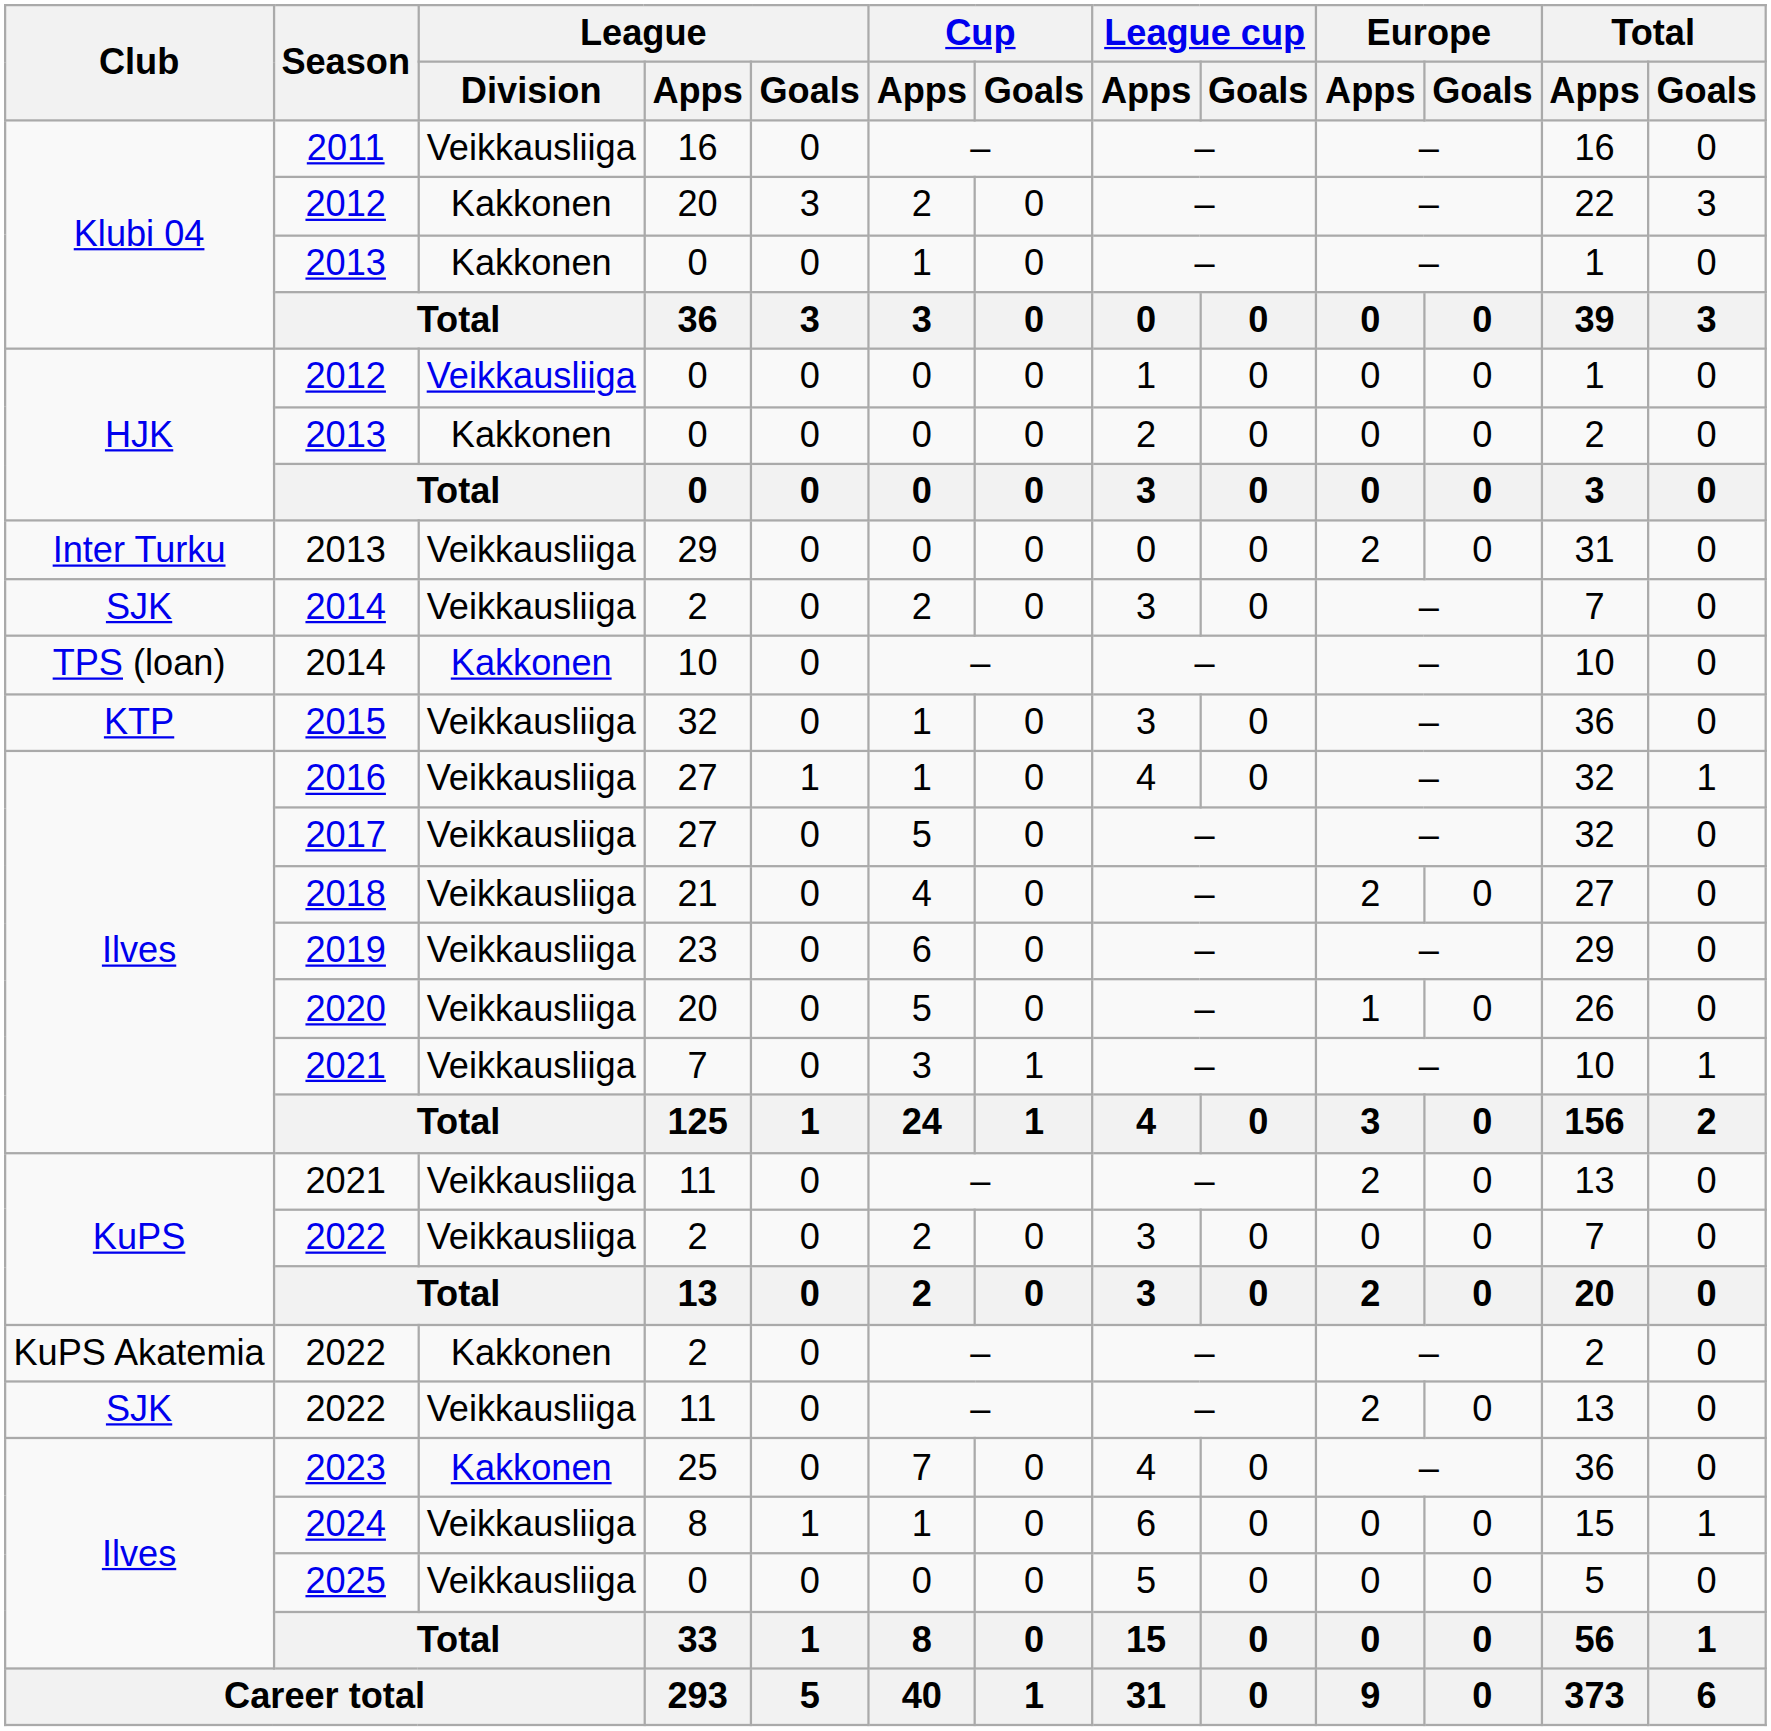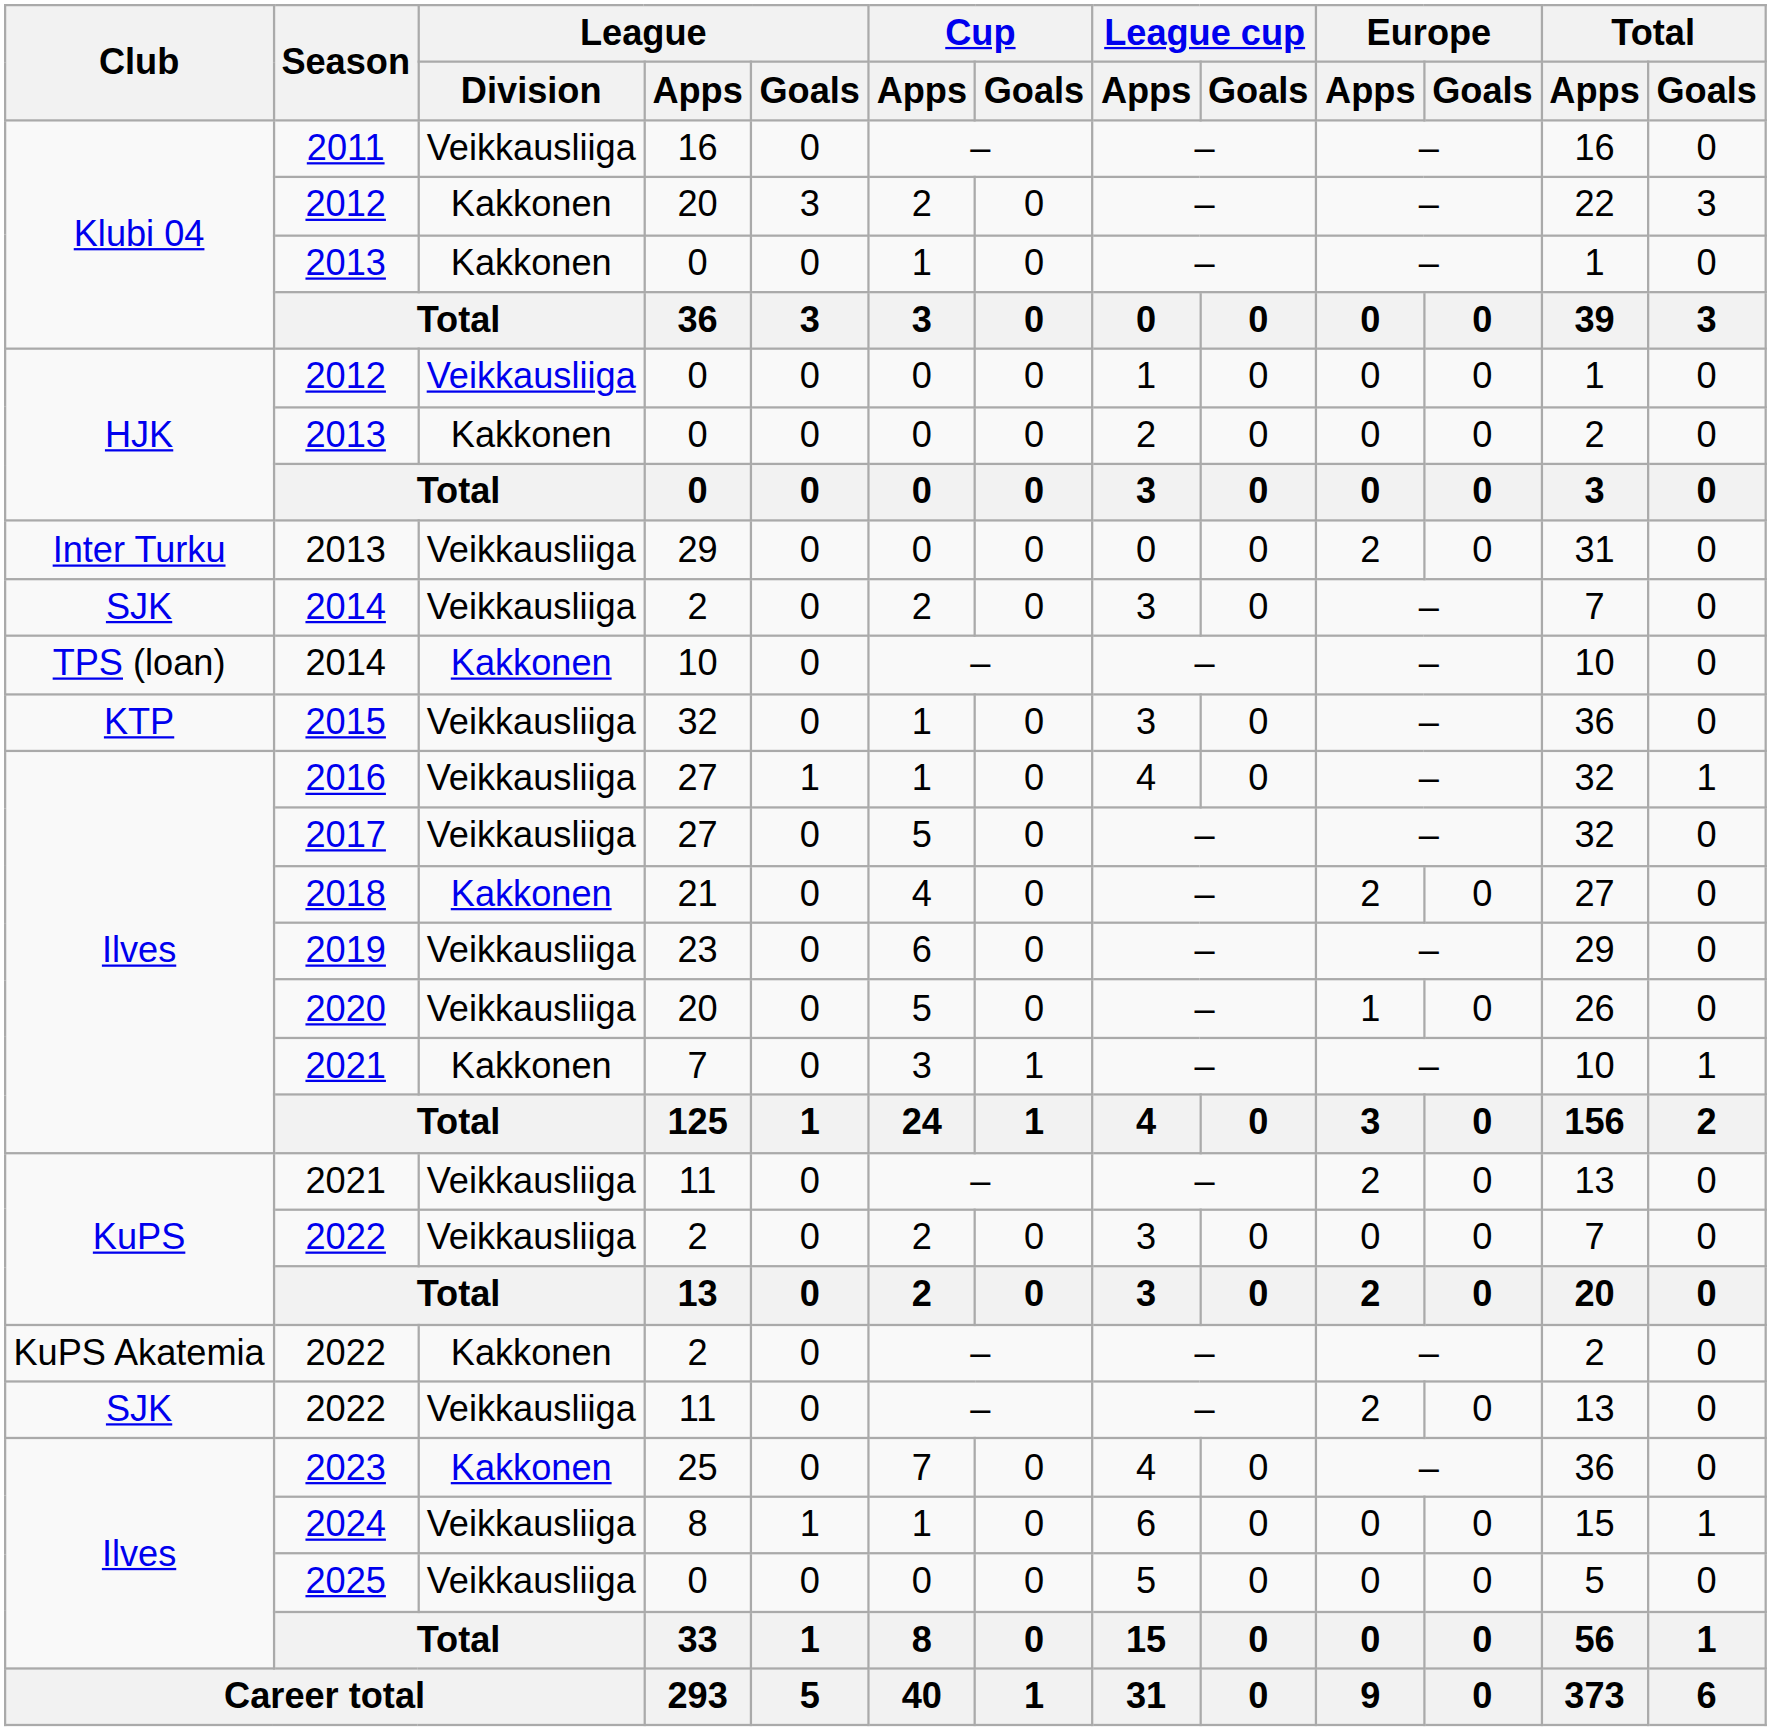(531, 893) Veikkausliiga -> (531, 893) Kakkonen
(531, 1065) Veikkausliiga -> (531, 1065) Kakkonen
